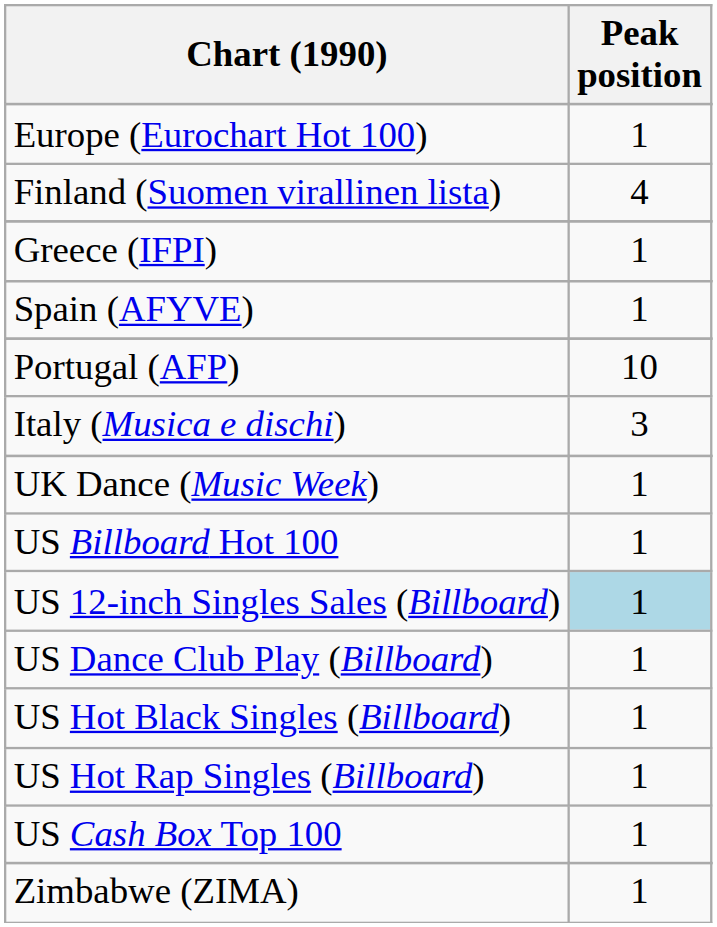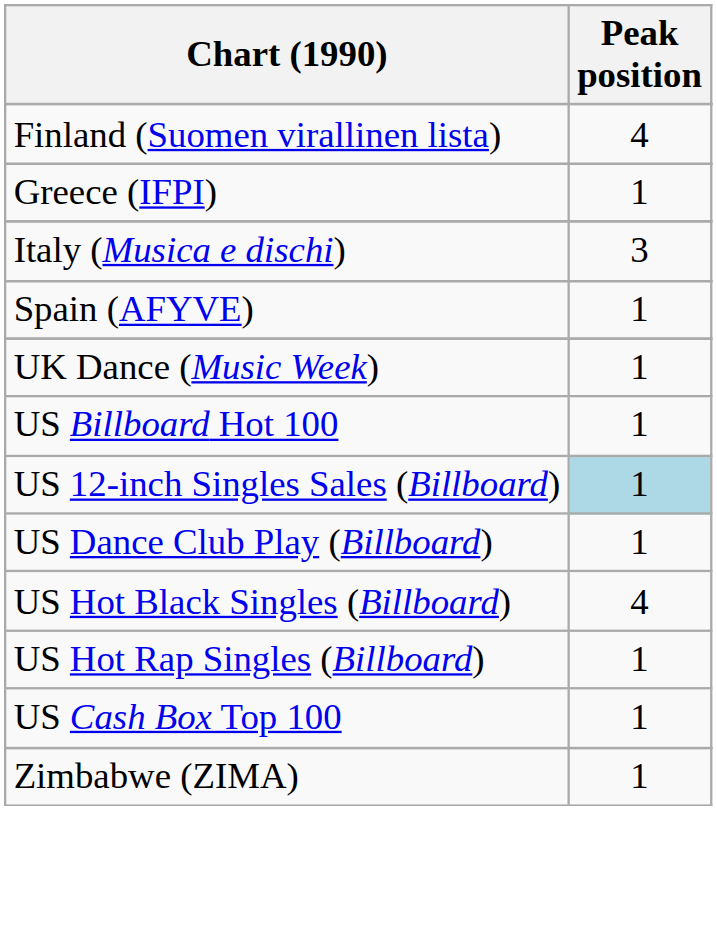- row: (221, 133)
rows swapped: (180, 425) <-> (134, 308)
- row: (127, 366)
(640, 717) 1 -> (640, 600) 4
